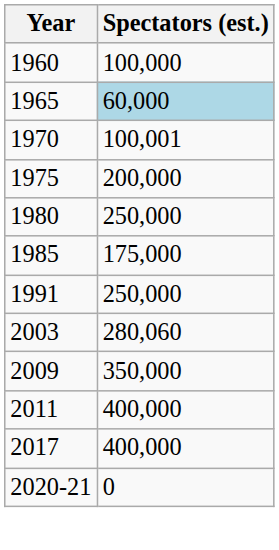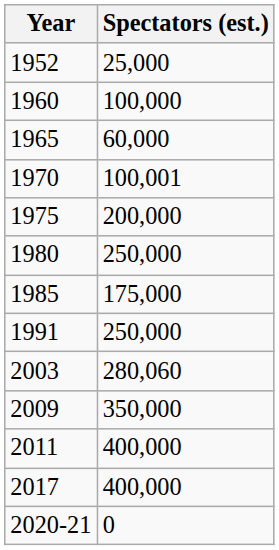+ row: (35, 62)
(136, 100) lightblue background -> (136, 139) no background
